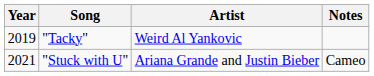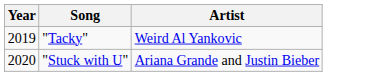- column: (346, 15)
(22, 60) 2021 -> (22, 60) 2020
